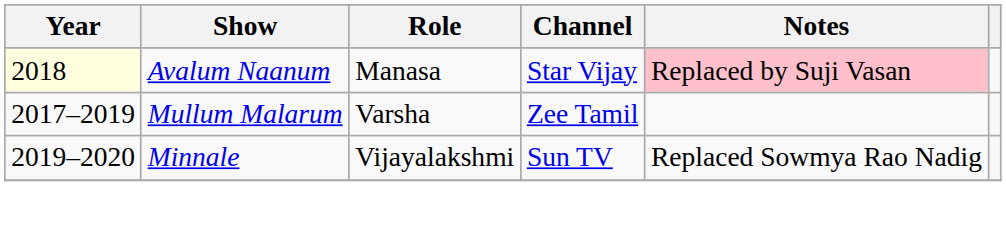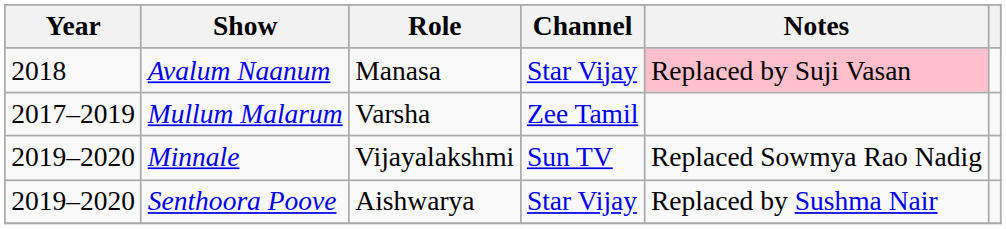(39, 69) lightyellow background -> (39, 69) no background
+ row: (242, 200)
